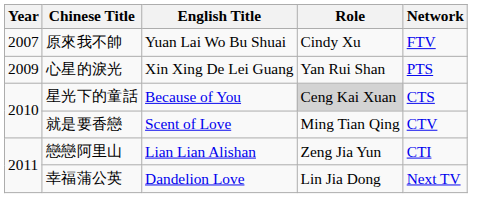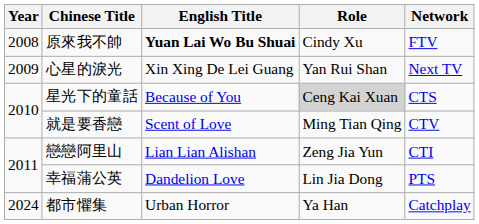(23, 42) 2007 -> (23, 42) 2008
(216, 42) normal -> (220, 42) bold
(420, 69) PTS -> (435, 69) Next TV
(434, 178) Next TV -> (422, 178) PTS
+ row: (77, 205)
